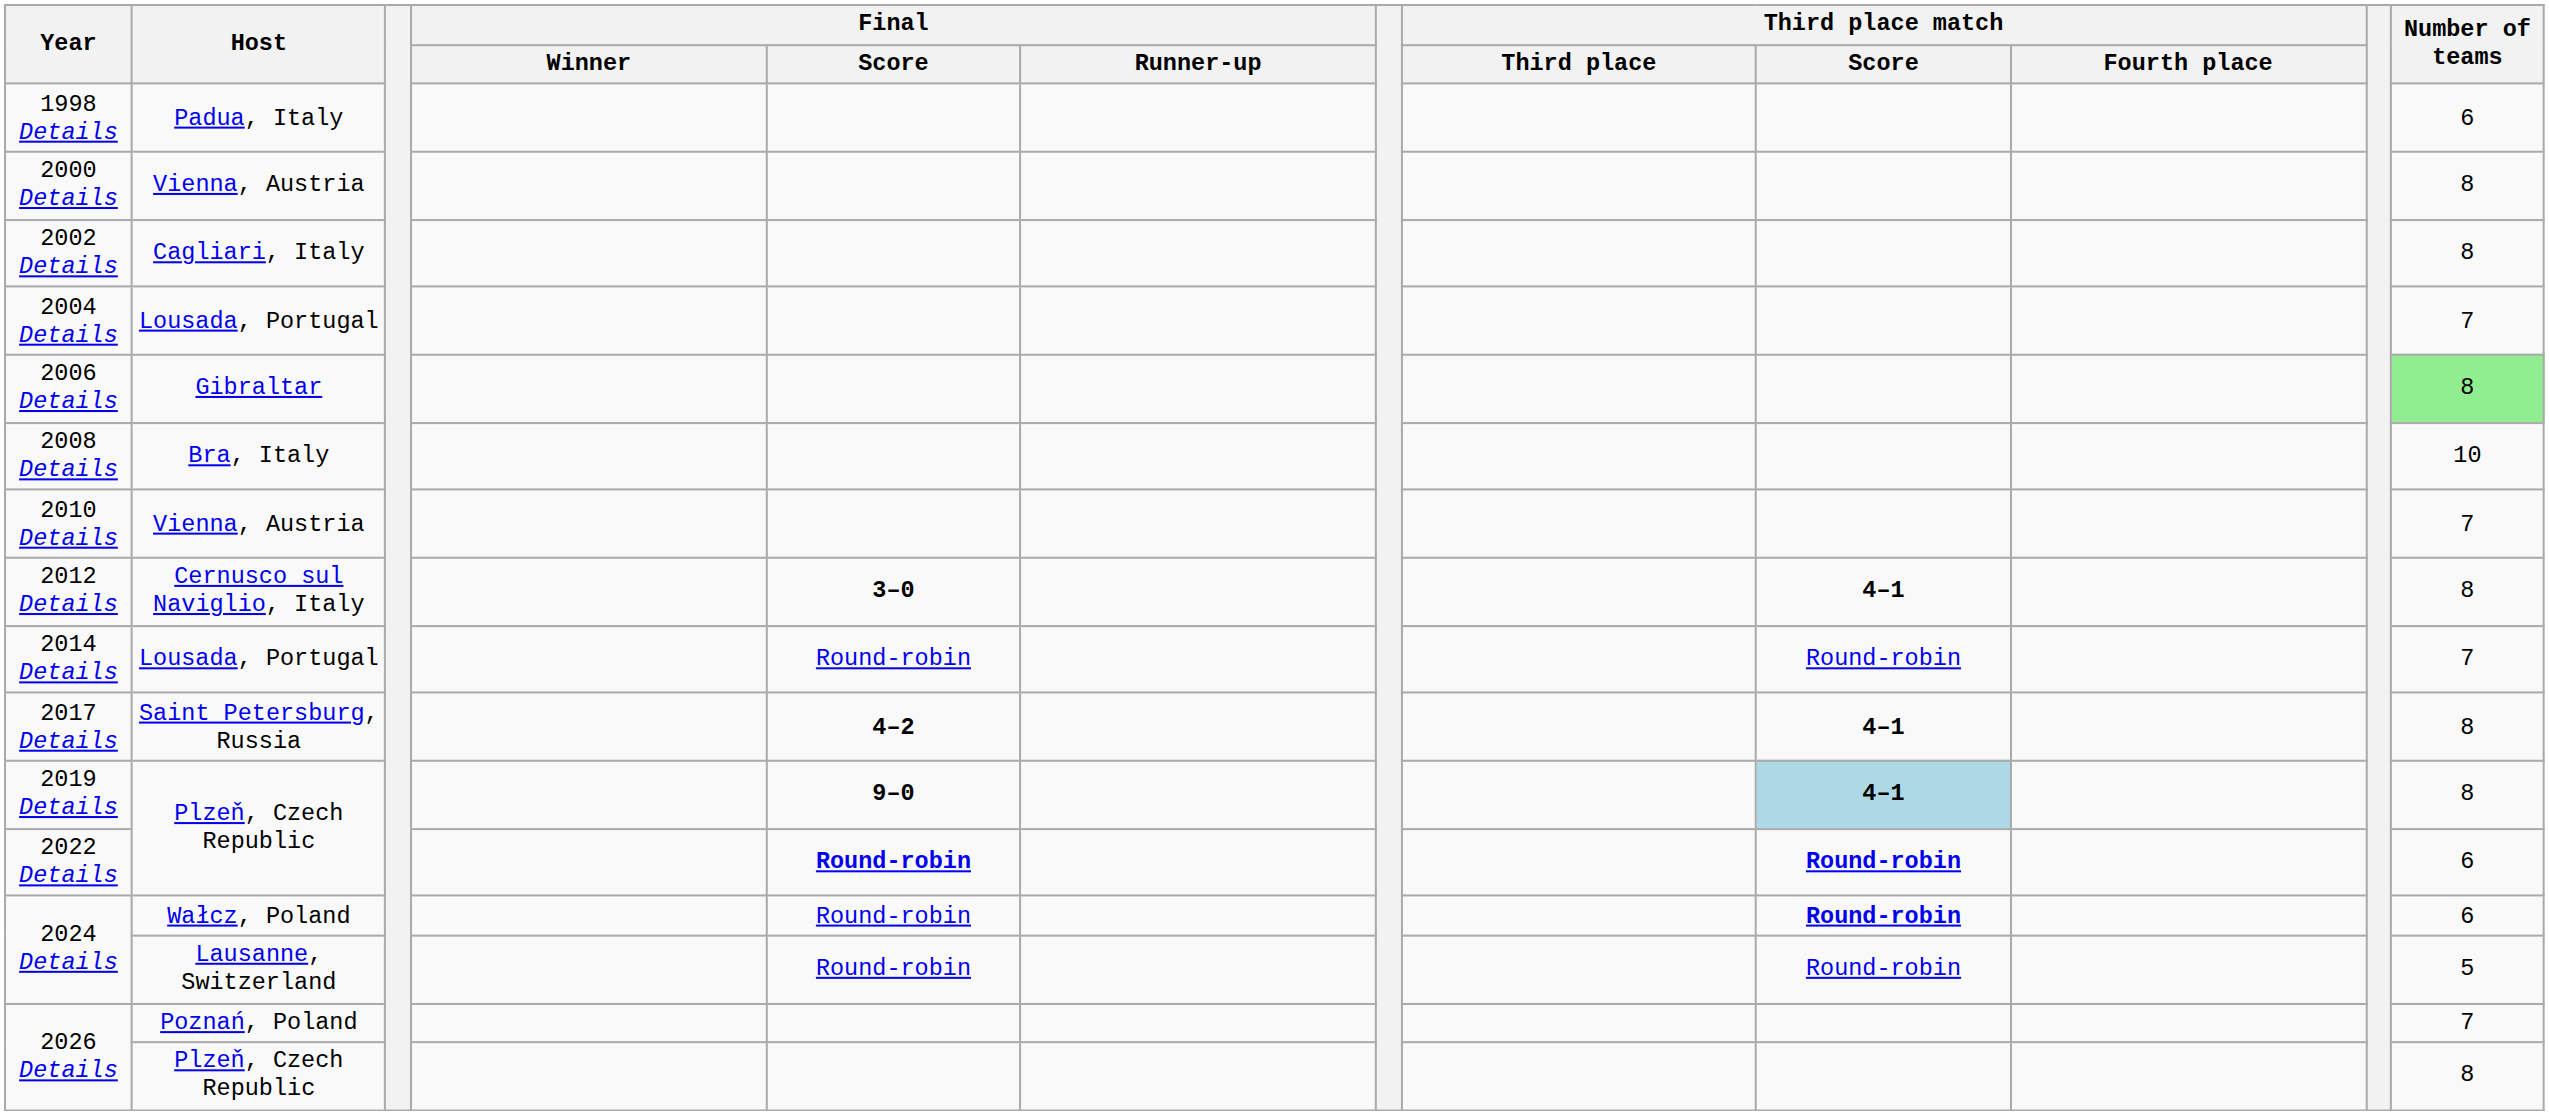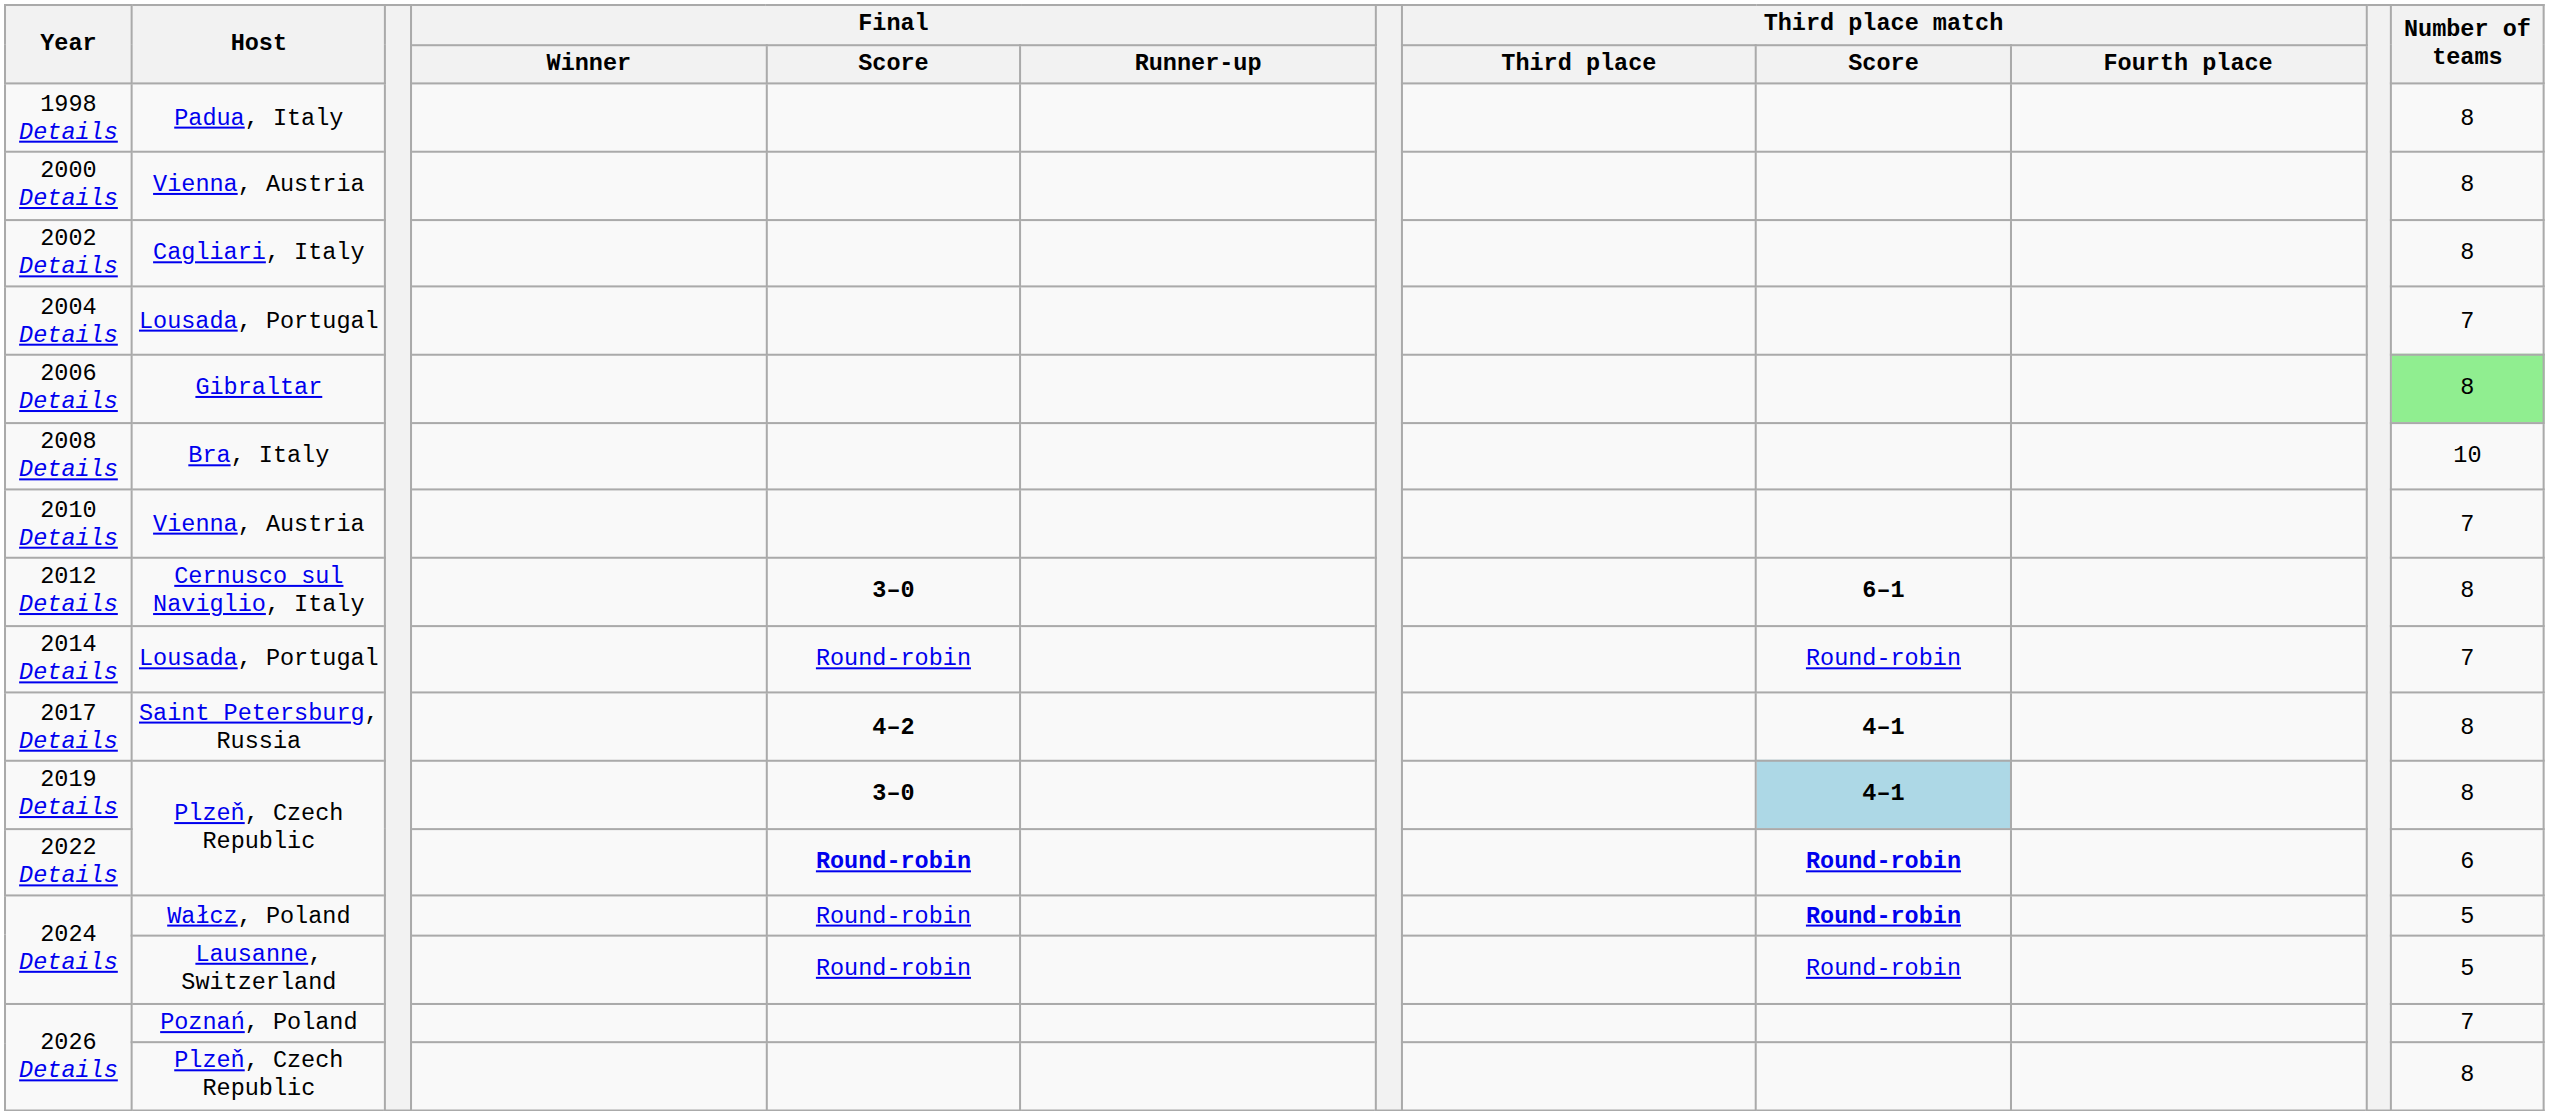(2467, 118) 6 -> (2467, 118) 8
(1883, 591) 4–1 -> (1883, 591) 6–1
(893, 794) 9–0 -> (893, 794) 3–0
(2467, 915) 6 -> (2467, 915) 5
